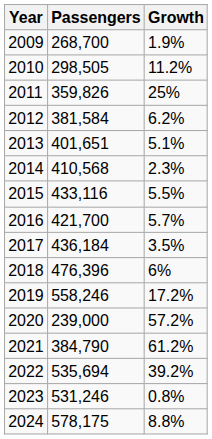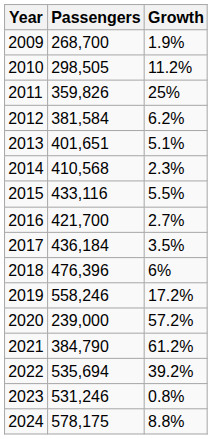(166, 219) 5.7% -> (166, 219) 2.7%
